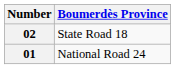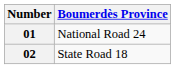rows swapped: (29, 53) <-> (29, 34)
